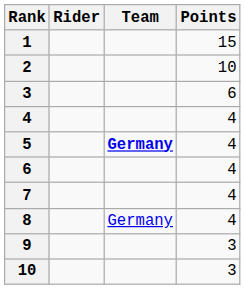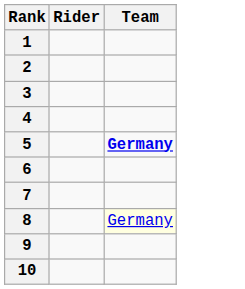- column: (208, 17)
(140, 221) no background -> (140, 221) lightyellow background
